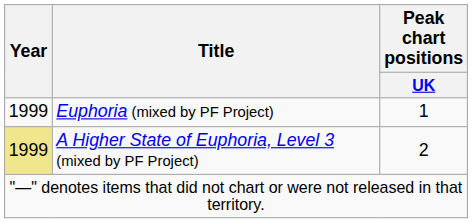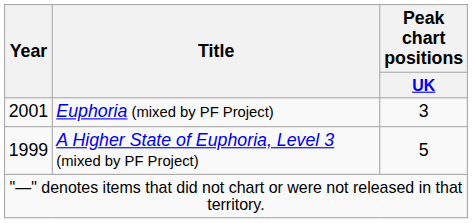(28, 111) 1999 -> (28, 111) 2001
(424, 111) 1 -> (424, 111) 3
(28, 150) khaki background -> (28, 150) no background
(424, 150) 2 -> (424, 150) 5
